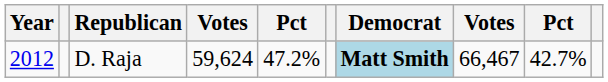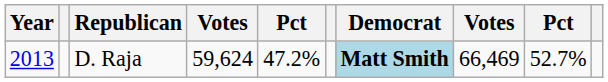(32, 59) 2012 -> (32, 59) 2013
(489, 59) 66,467 -> (489, 59) 66,469
(558, 59) 42.7% -> (558, 59) 52.7%
